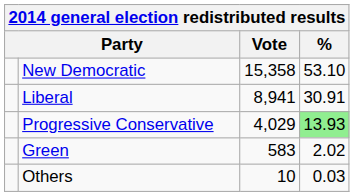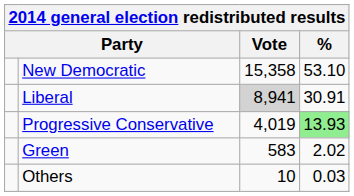(275, 97) no background -> (275, 97) lightgrey background
(275, 124) 4,029 -> (275, 124) 4,019
